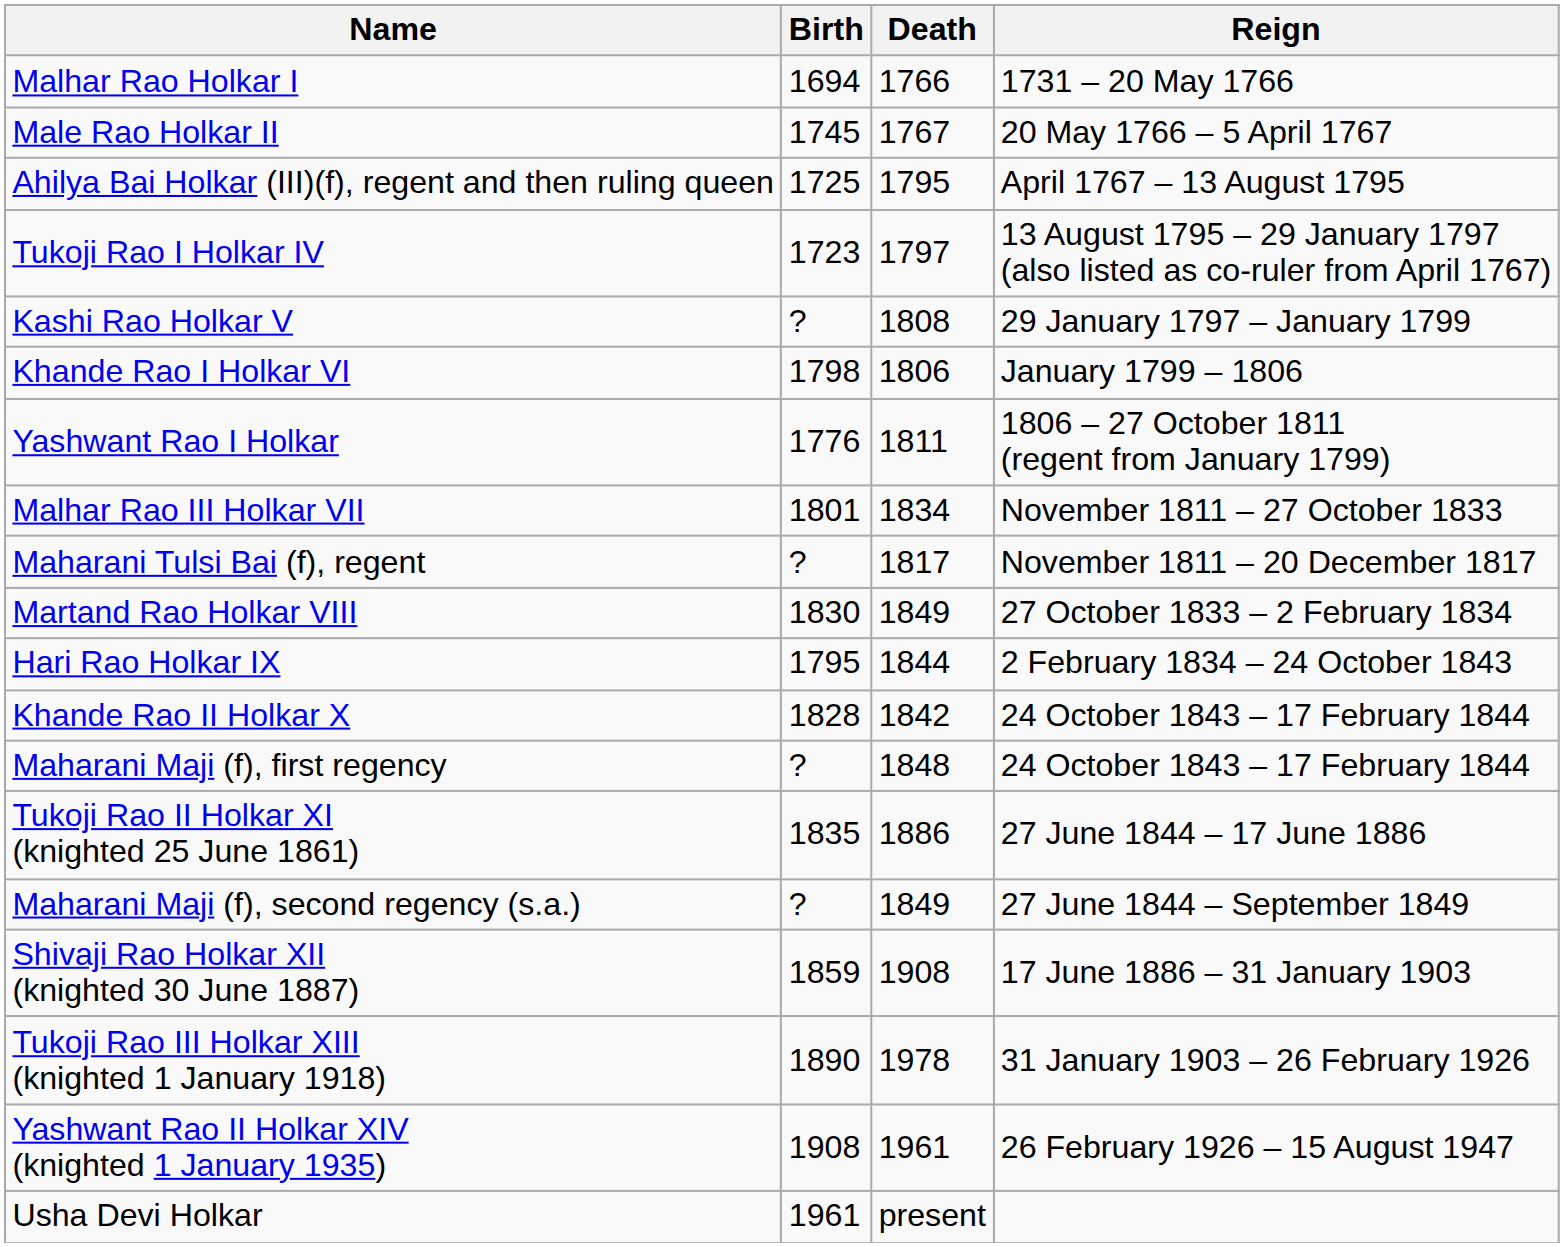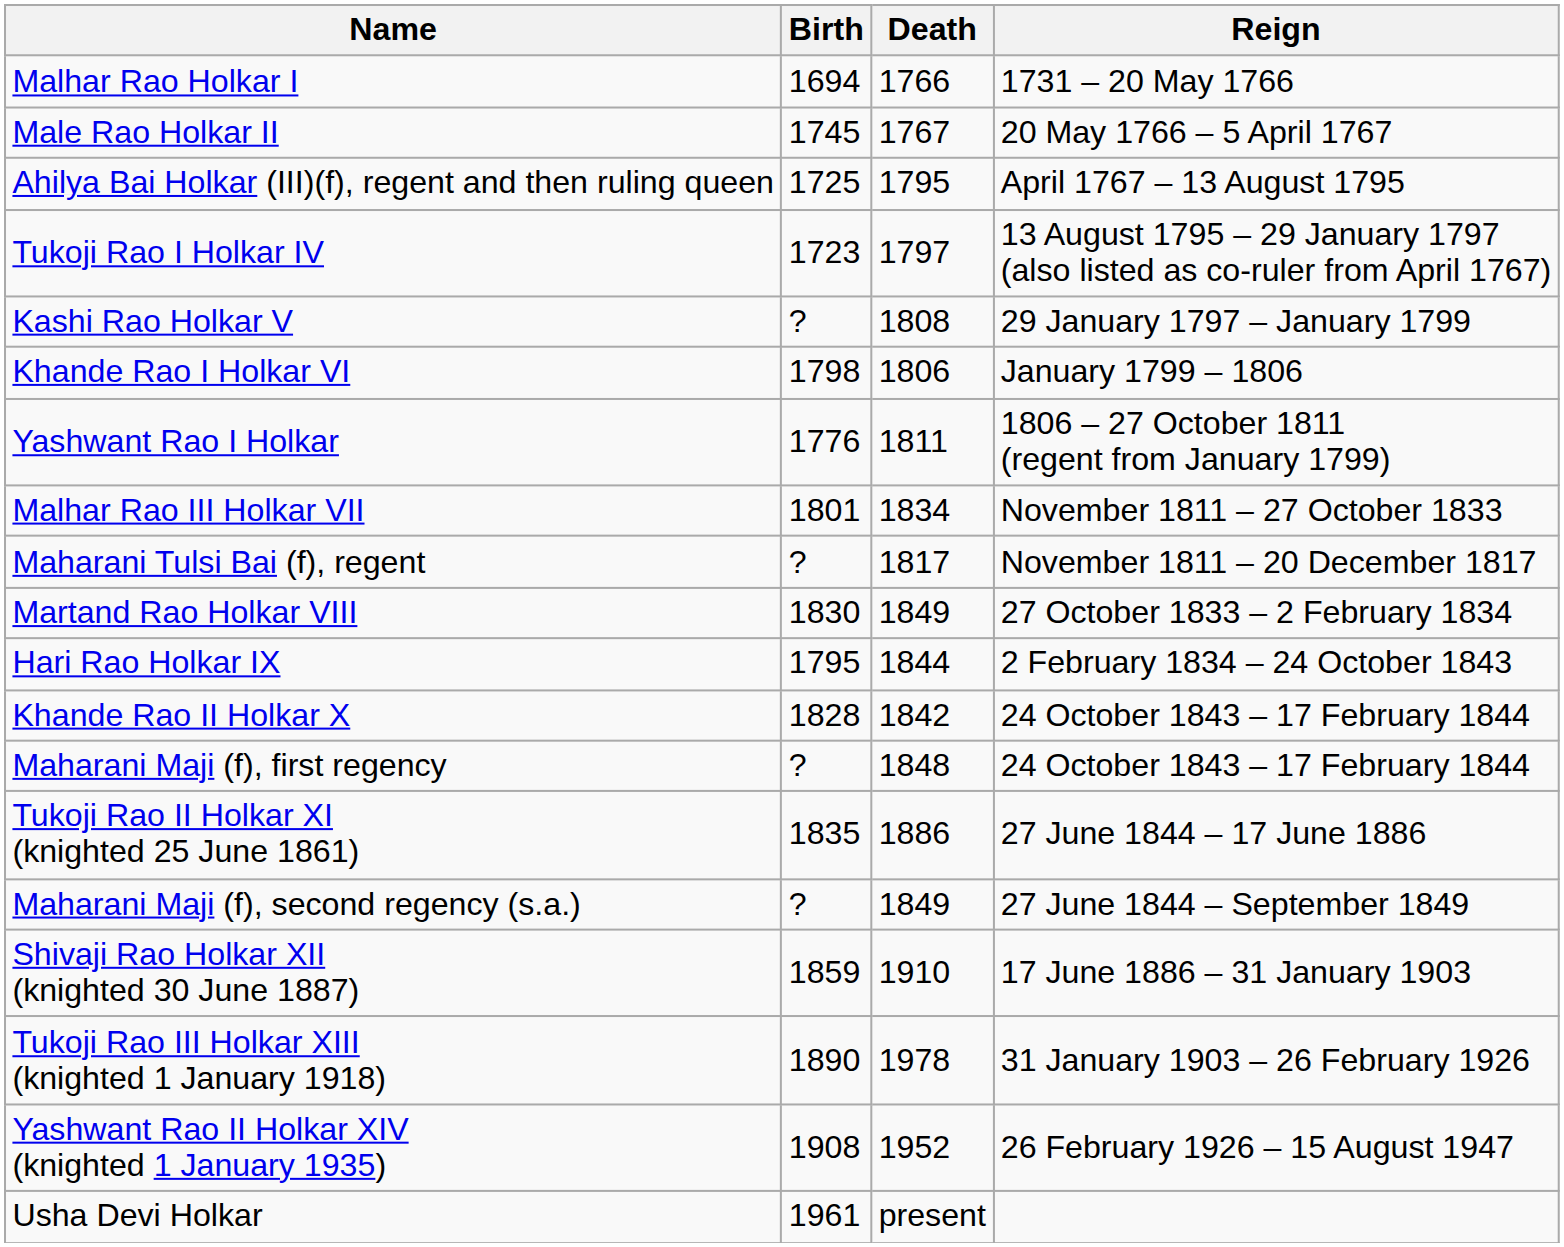(914, 972) 1908 -> (914, 972) 1910
(914, 1147) 1961 -> (914, 1147) 1952
